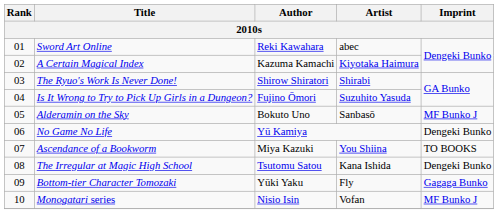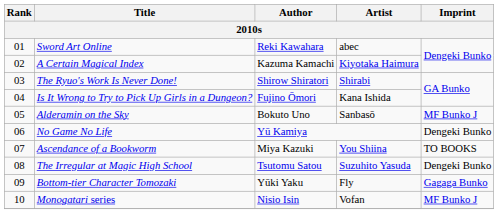(375, 98) Suzuhito Yasuda -> (365, 98) Kana Ishida
(365, 166) Kana Ishida -> (375, 166) Suzuhito Yasuda
